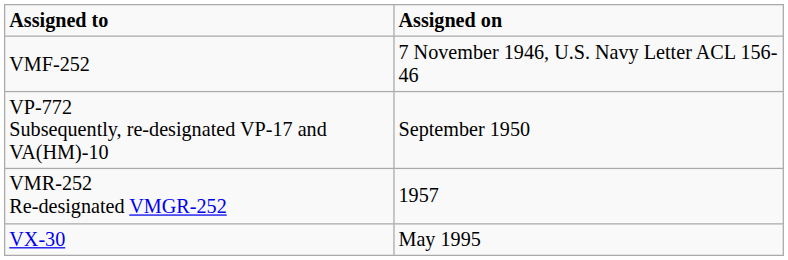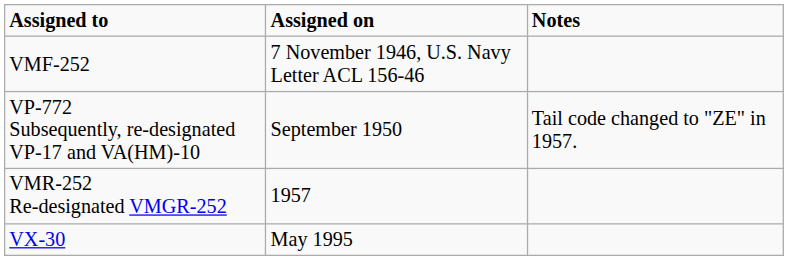+ column: (556, 20)
